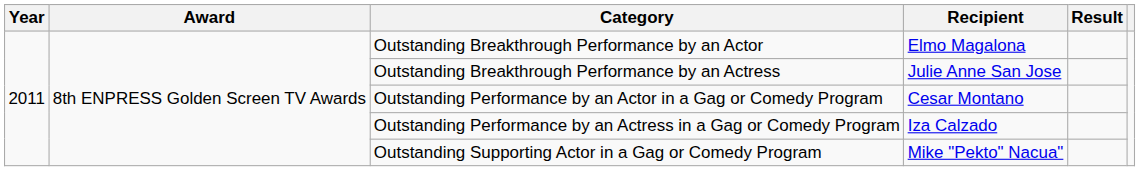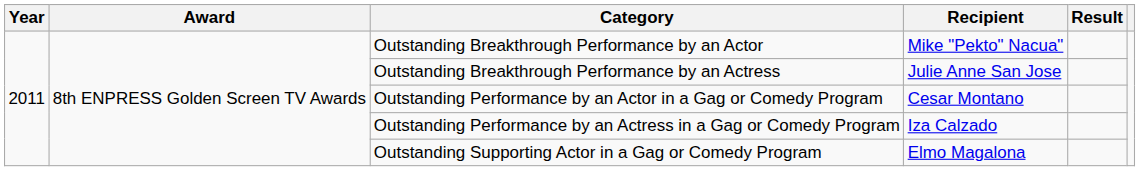(967, 44) Elmo Magalona -> (986, 44) Mike "Pekto" Nacua"
(986, 152) Mike "Pekto" Nacua" -> (967, 152) Elmo Magalona
